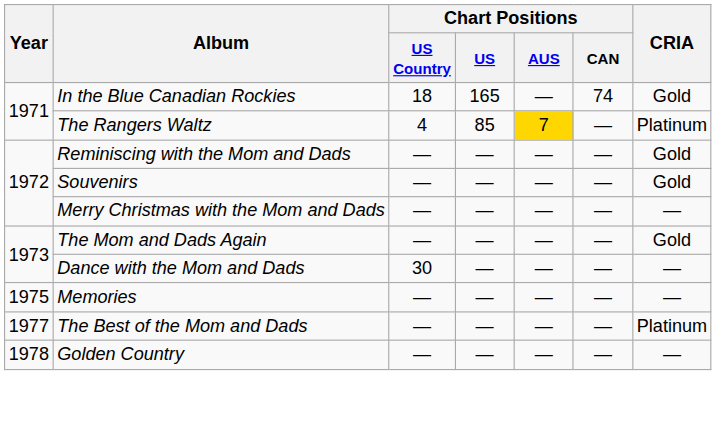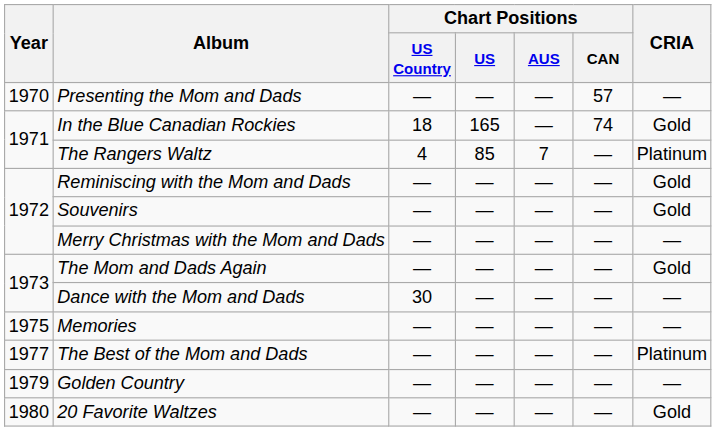+ row: (179, 96)
(544, 125) gold background -> (544, 153) no background
(29, 354) 1978 -> (29, 383) 1979
+ row: (137, 411)
